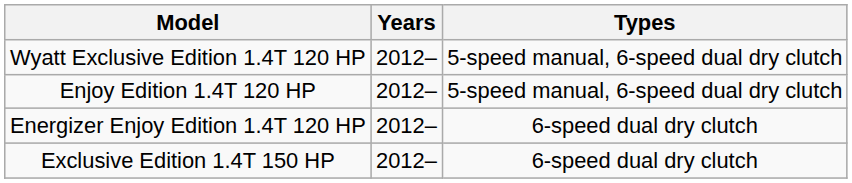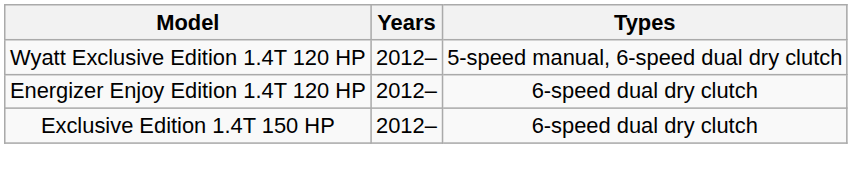- row: (188, 92)
